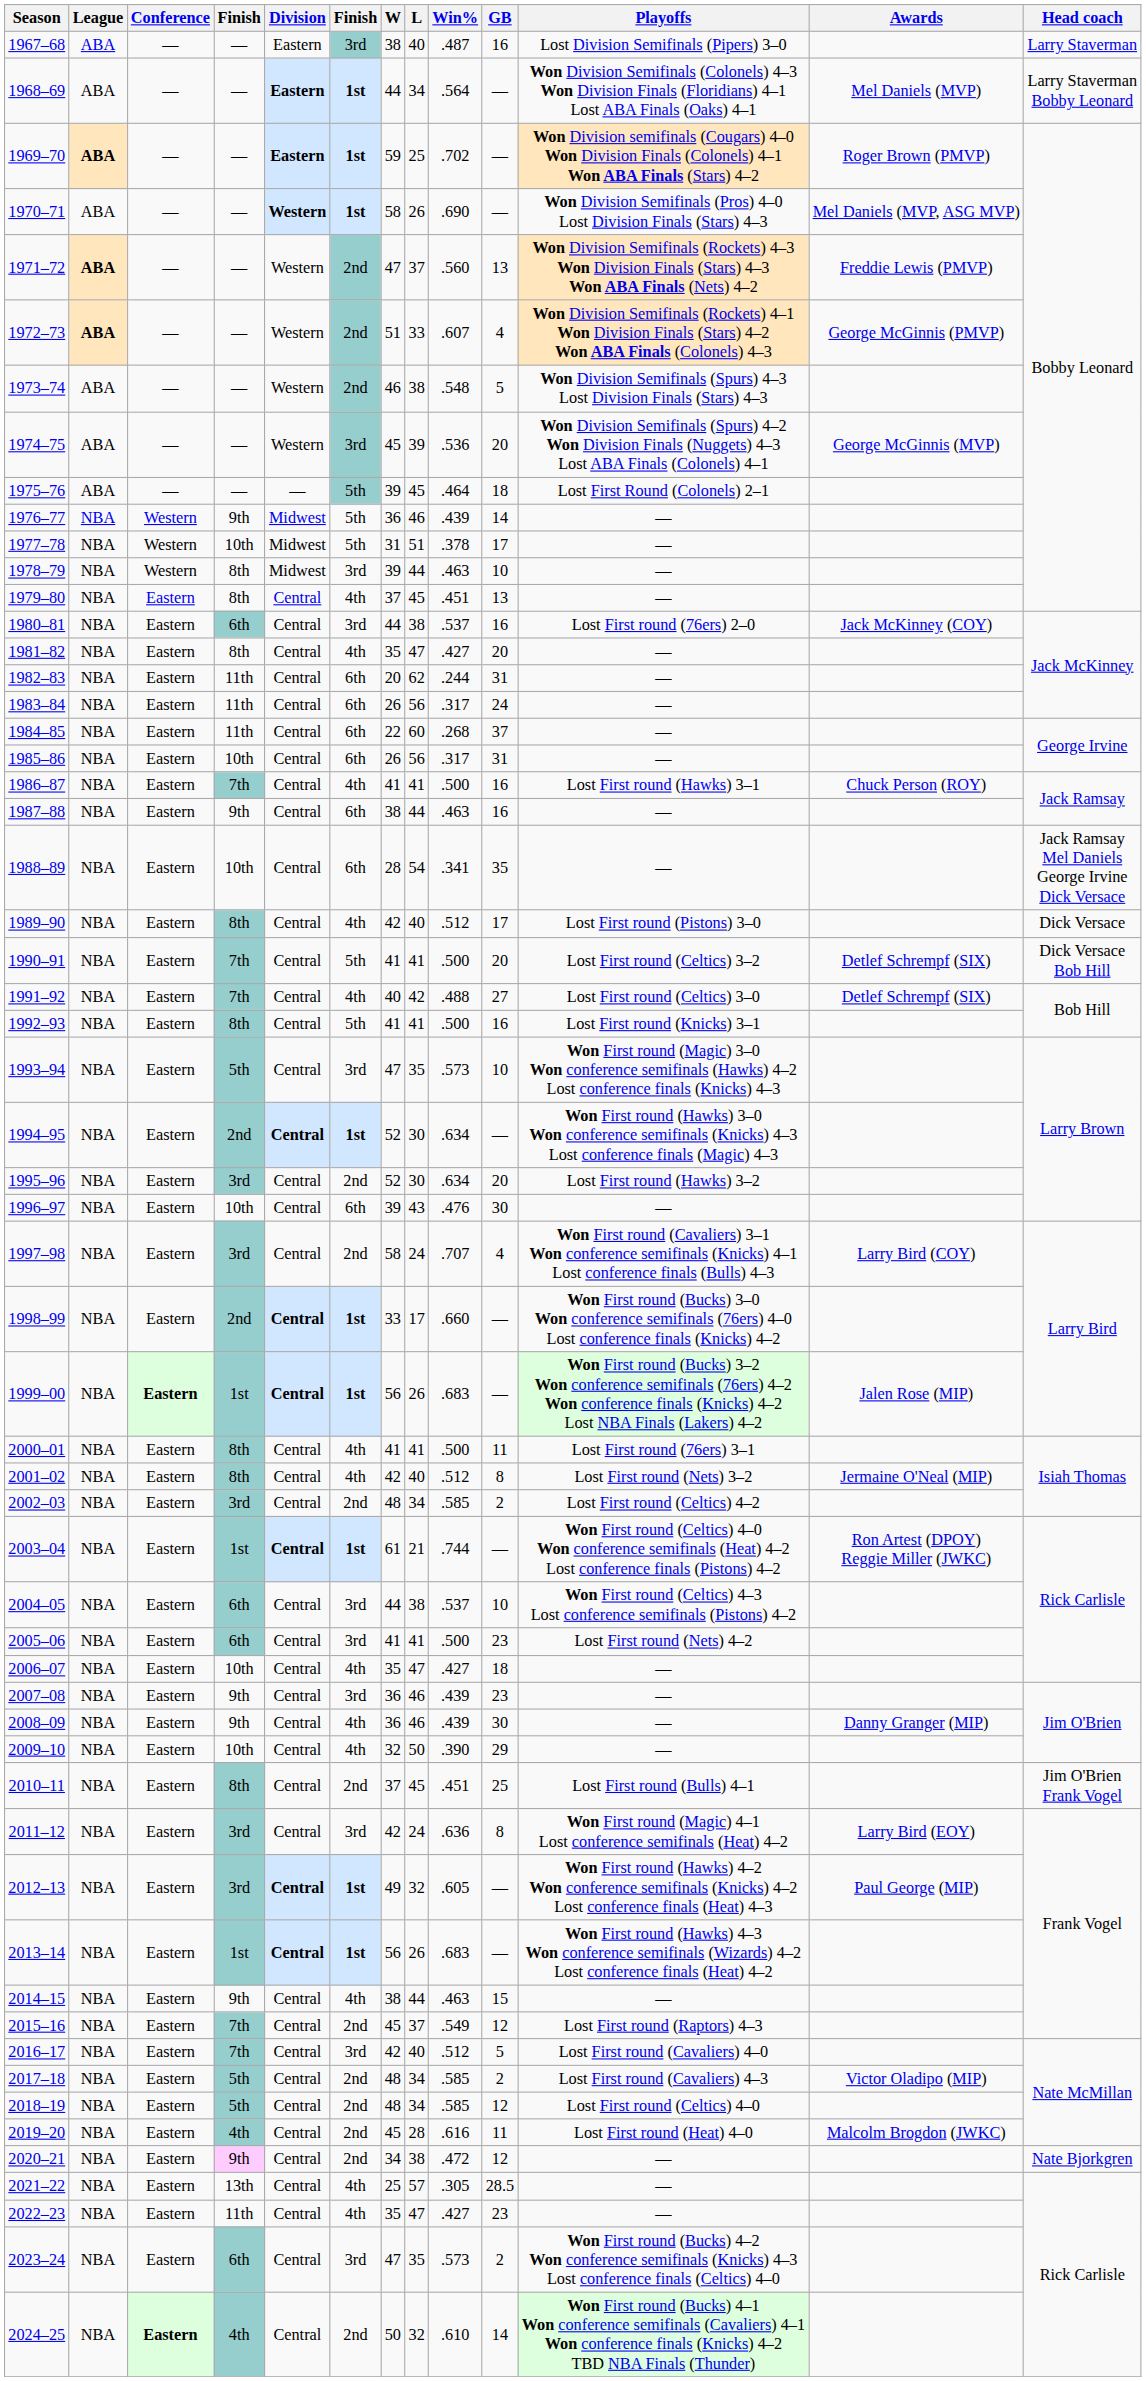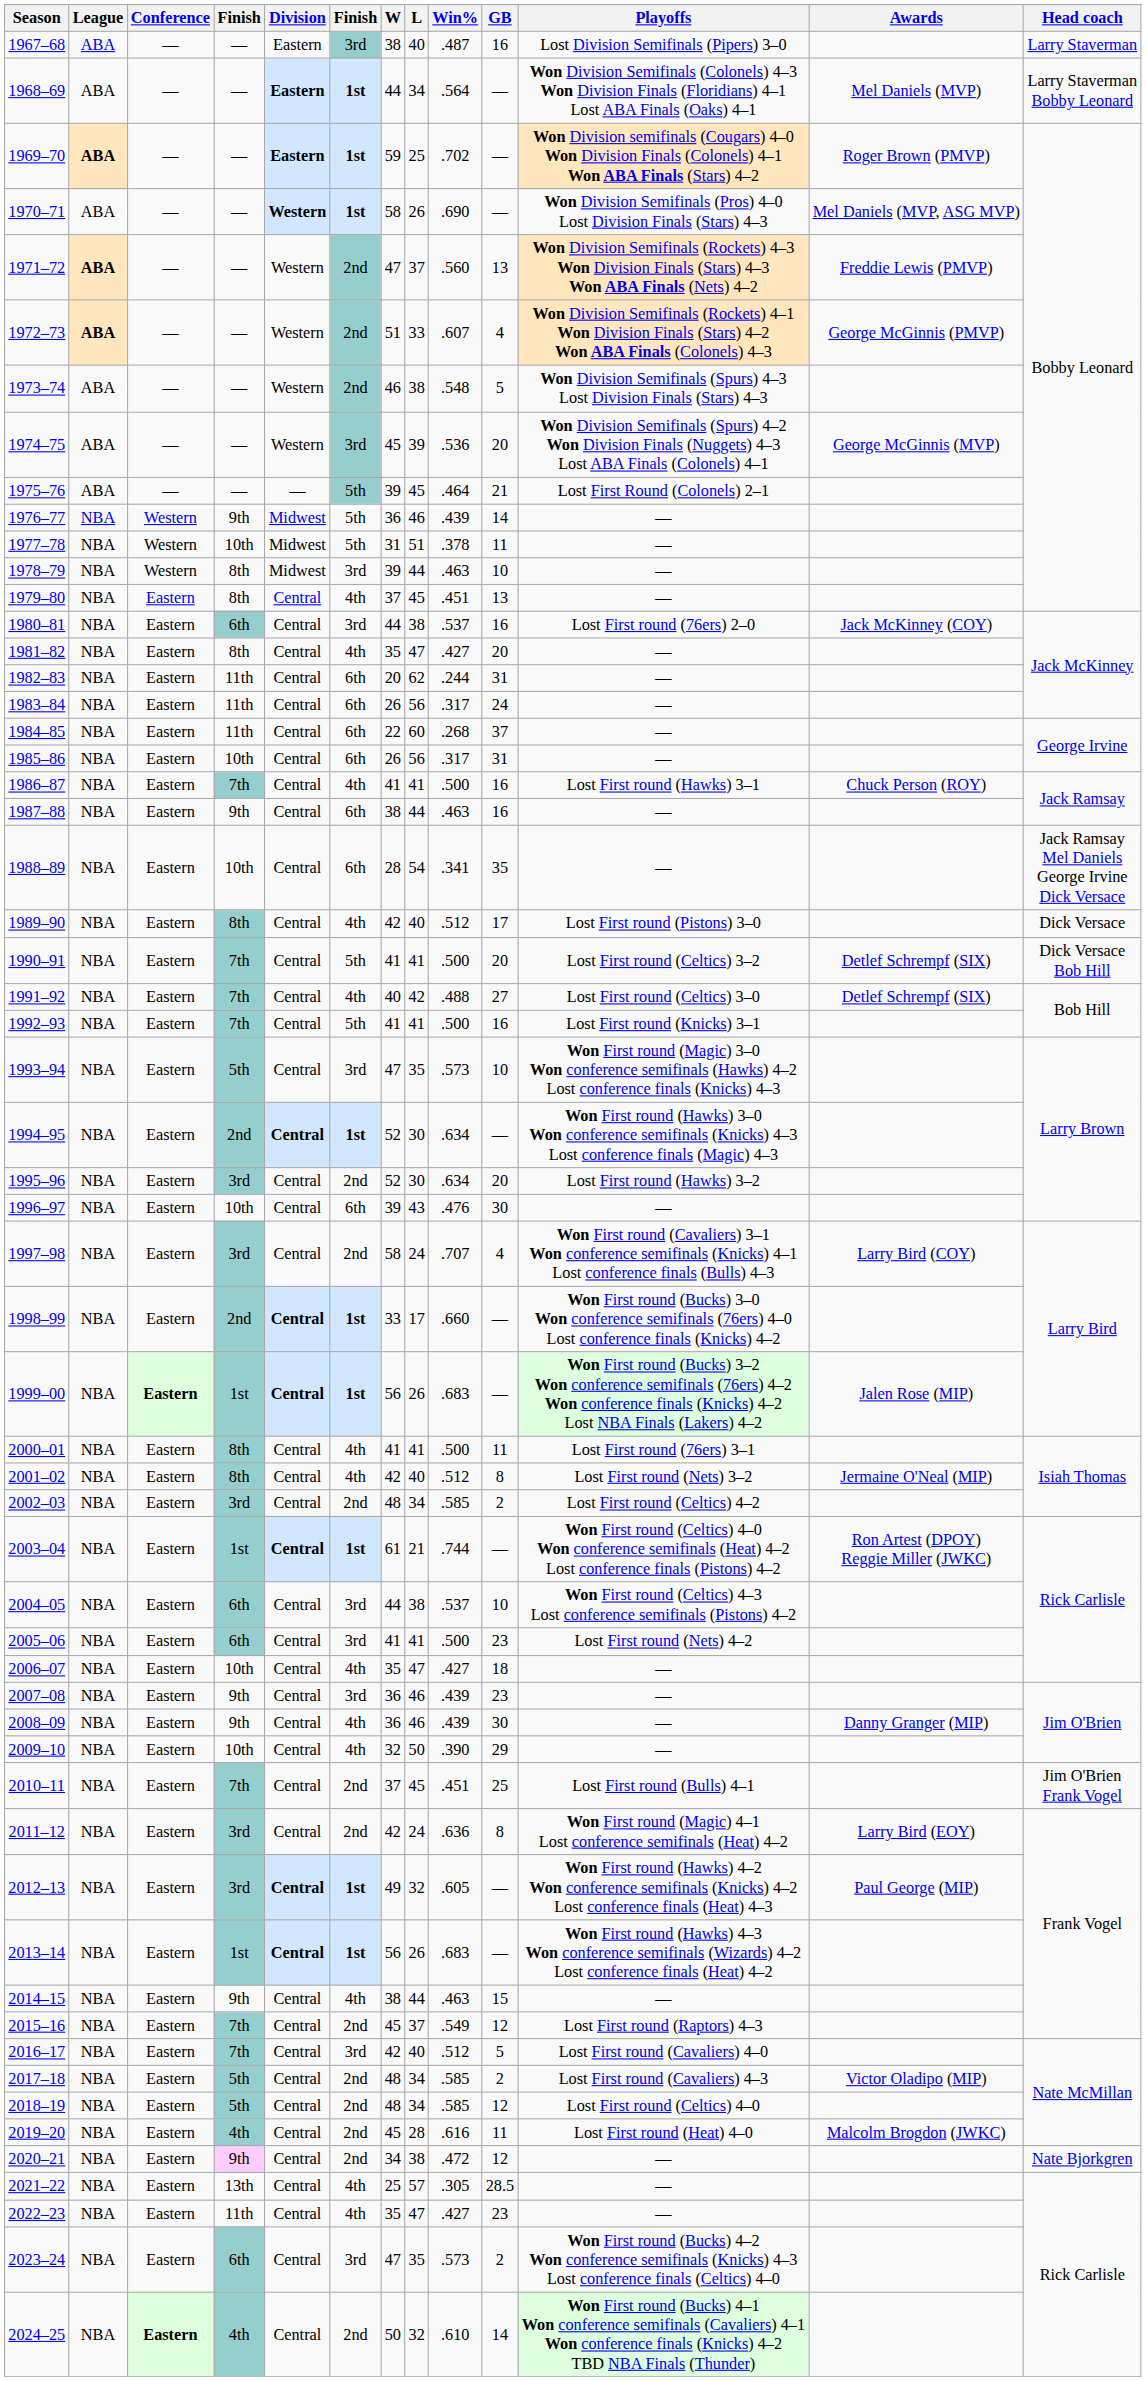(500, 490) 18 -> (500, 490) 21
(500, 544) 17 -> (500, 544) 11
(239, 1023) 8th -> (239, 1023) 7th
(239, 1785) 8th -> (239, 1785) 7th
(355, 1831) 3rd -> (355, 1831) 2nd
